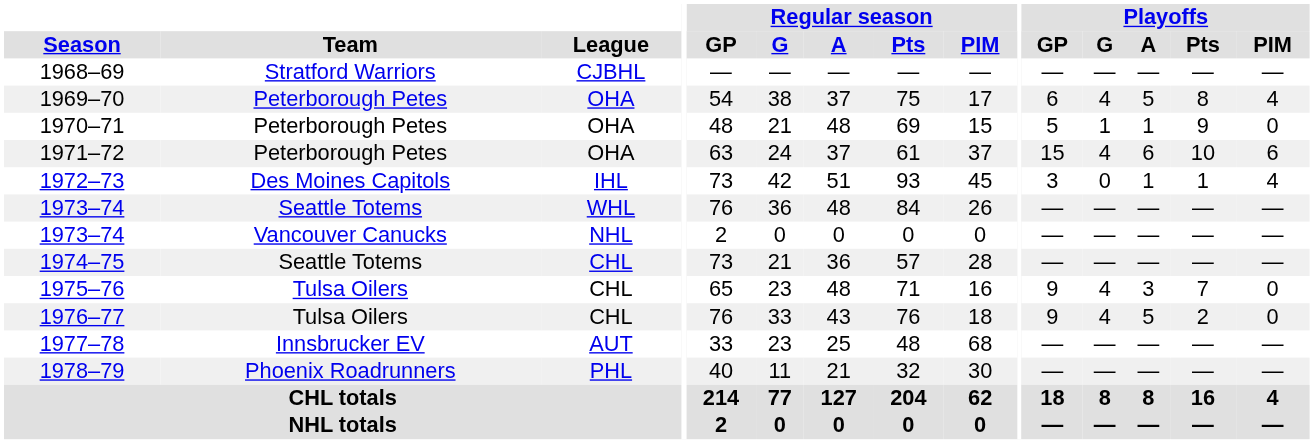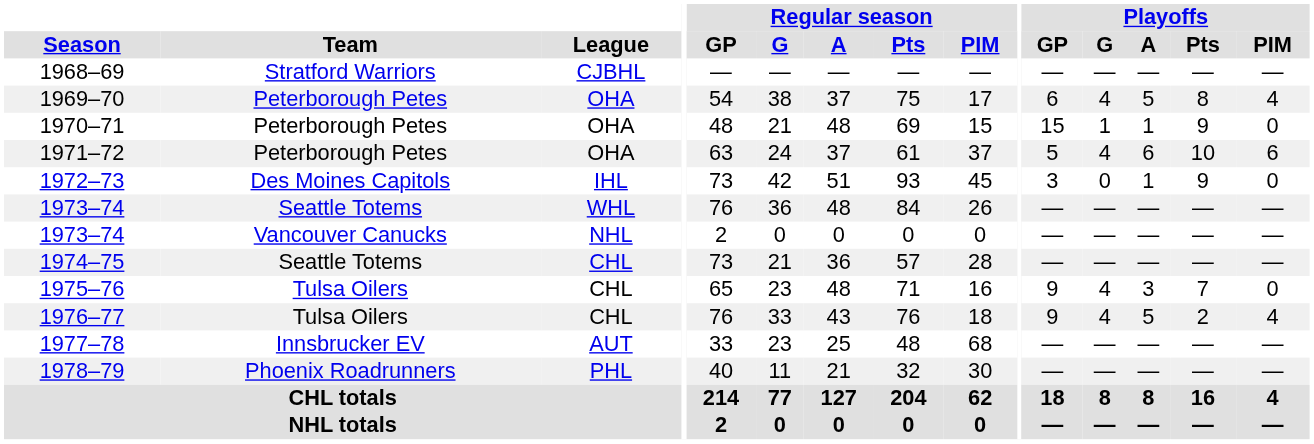(1052, 126) 5 -> (1052, 126) 15
(1052, 153) 15 -> (1052, 153) 5
(1203, 180) 1 -> (1203, 180) 9
(1273, 180) 4 -> (1273, 180) 0
(1273, 316) 0 -> (1273, 316) 4
